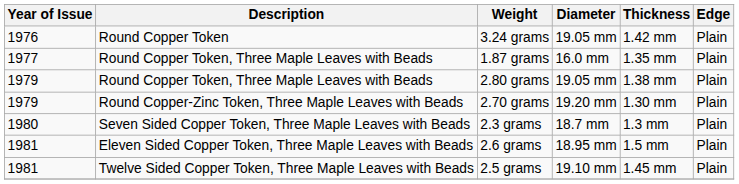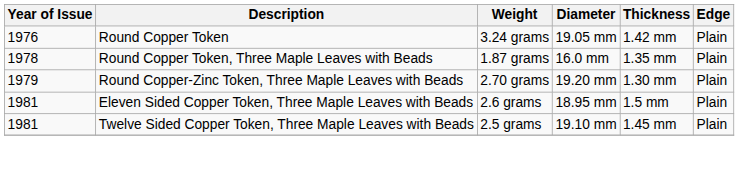(23, 59) 1977 -> (23, 59) 1978
- row: (515, 80)
- row: (511, 124)
